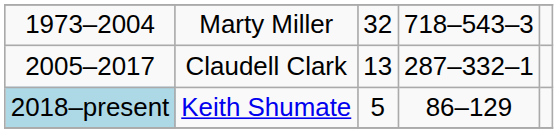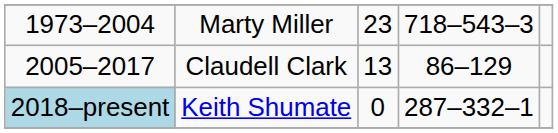(378, 25) 32 -> (378, 25) 23
(469, 66) 287–332–1 -> (469, 66) 86–129
(378, 107) 5 -> (378, 107) 0
(469, 107) 86–129 -> (469, 107) 287–332–1
